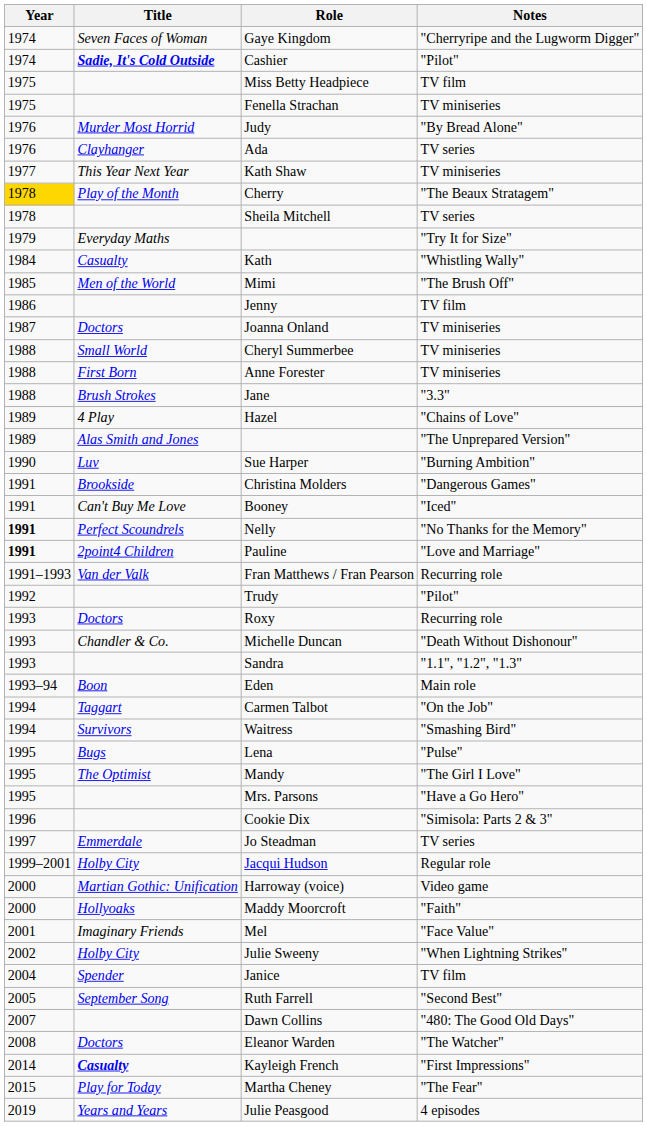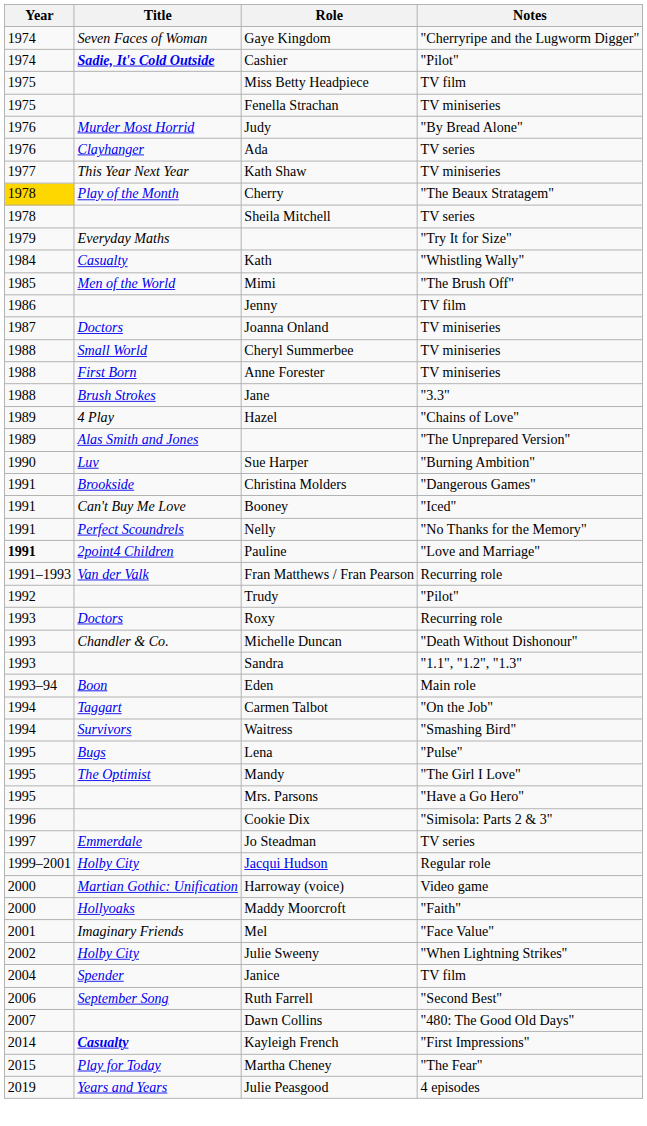(22, 529) bold -> (22, 529) normal
(22, 998) 2005 -> (22, 998) 2006
- row: (290, 1042)
